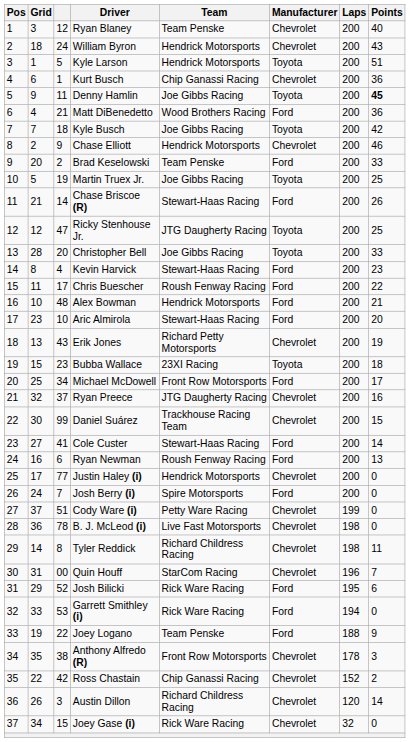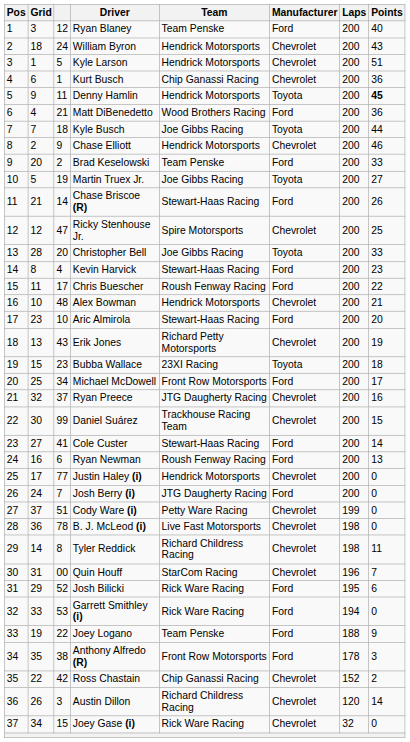(294, 29) Chevrolet -> (283, 29) Ford
(287, 62) Toyota -> (294, 62) Chevrolet
(202, 95) Joe Gibbs Racing -> (211, 95) Hendrick Motorsports
(377, 129) 42 -> (377, 129) 44
(377, 179) 25 -> (377, 179) 27
(214, 230) JTG Daugherty Racing -> (202, 230) Spire Motorsports
(287, 230) Toyota -> (294, 230) Chevrolet
(283, 302) Ford -> (294, 302) Chevrolet
(202, 493) Spire Motorsports -> (214, 493) JTG Daugherty Racing
(294, 656) Chevrolet -> (283, 656) Ford
